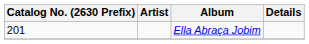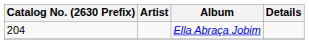(16, 30) 201 -> (16, 30) 204
